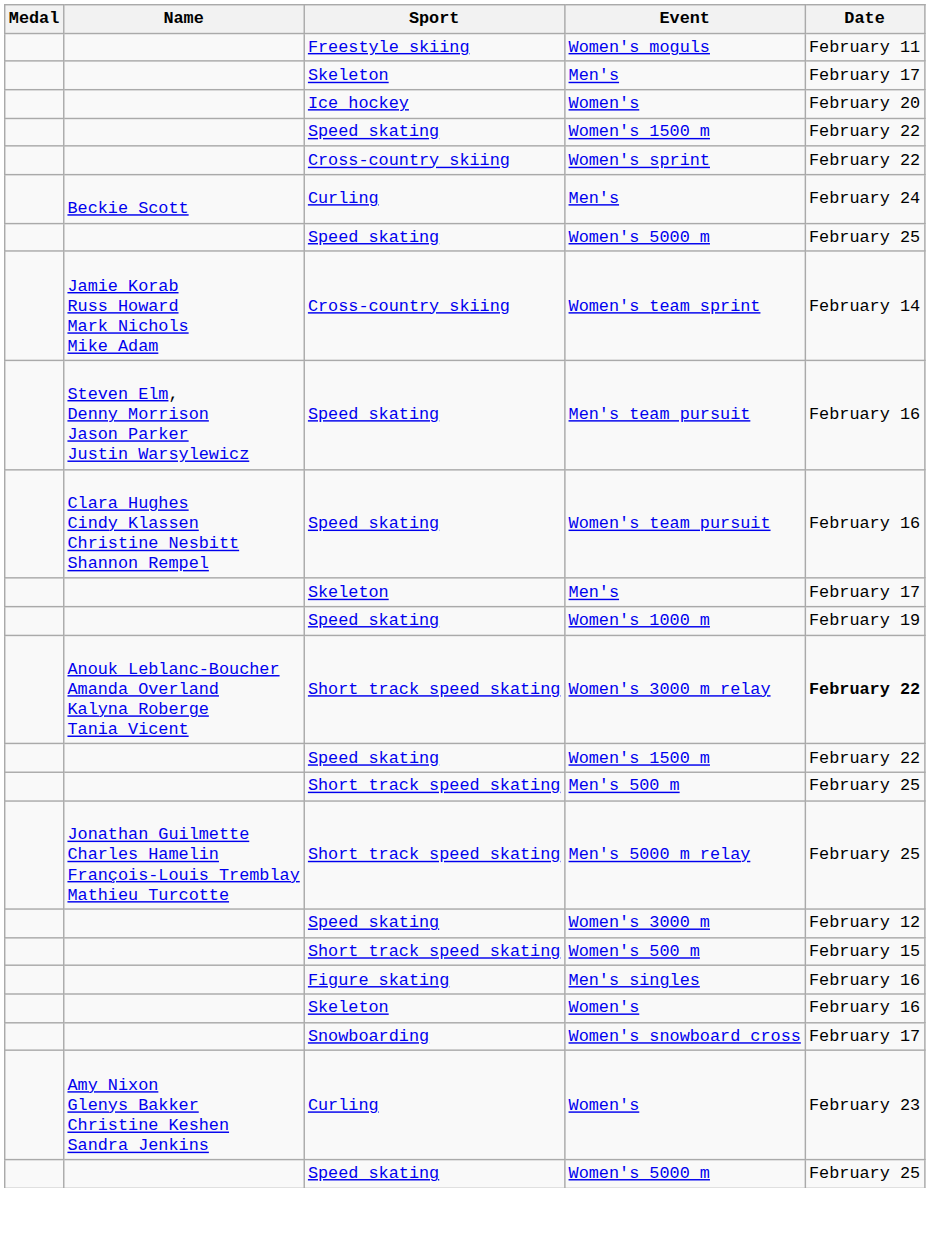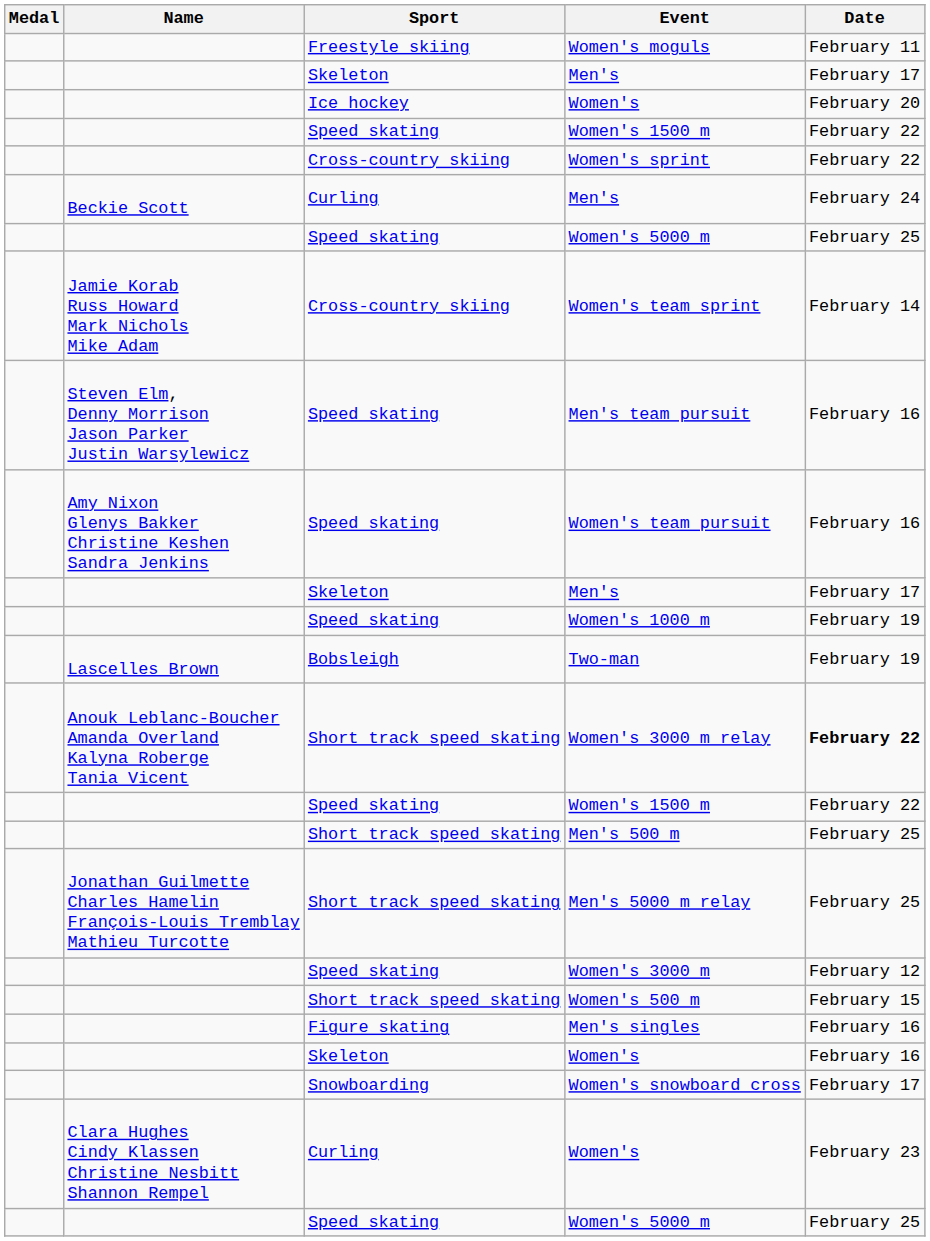(153, 533) Clara Hughes Cindy Klassen Christine Nesbitt Shannon Rempel -> (148, 533) Amy Nixon Glenys Bakker Christine Keshen Sandra Jenkins
+ row: (353, 659)
(148, 1115) Amy Nixon Glenys Bakker Christine Keshen Sandra Jenkins -> (153, 1163) Clara Hughes Cindy Klassen Christine Nesbitt Shannon Rempel
